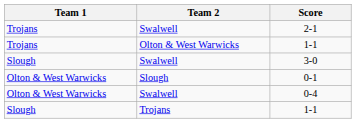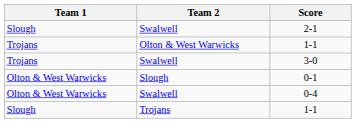(22, 28) Trojans -> (21, 28) Slough
(21, 61) Slough -> (22, 61) Trojans
